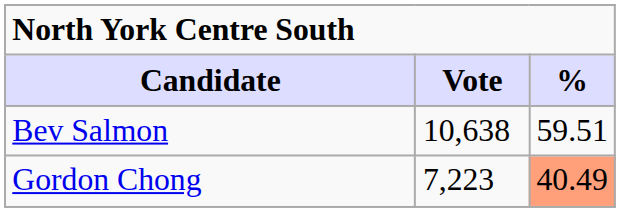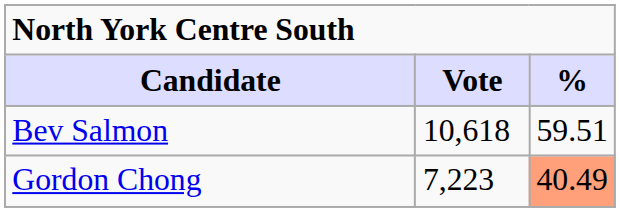(466, 130) 10,638 -> (466, 130) 10,618
